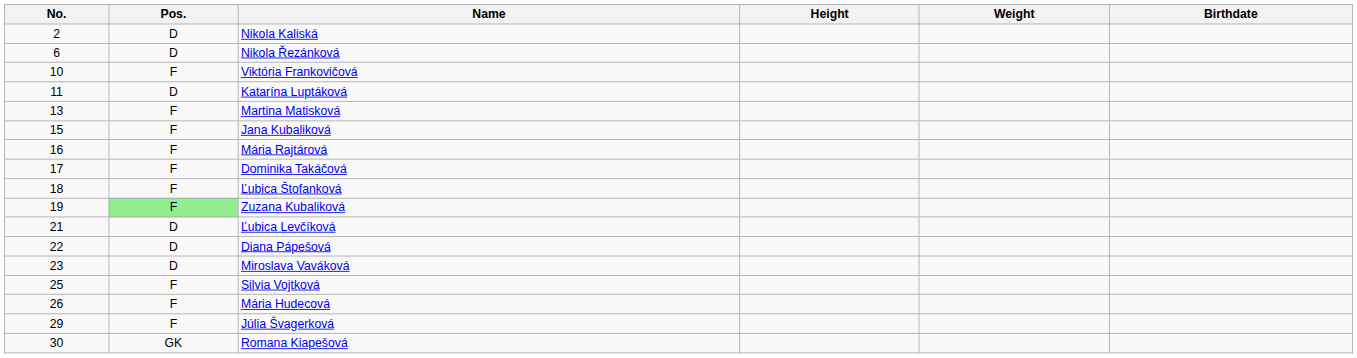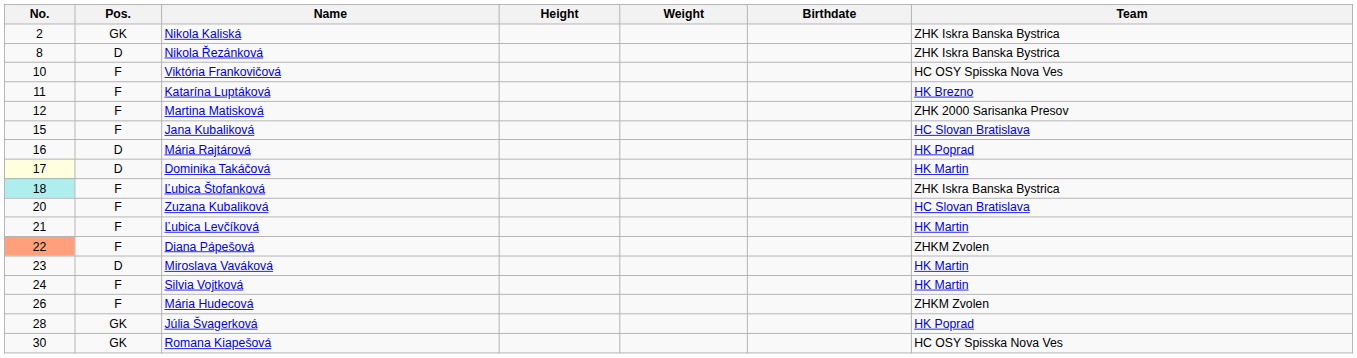+ column: (1132, 14)
(173, 34) D -> (118, 34) GK
(57, 53) 6 -> (39, 53) 8
(173, 92) D -> (118, 92) F
(57, 111) 13 -> (39, 111) 12
(173, 150) F -> (118, 150) D
(57, 169) no background -> (39, 169) lightyellow background
(173, 169) F -> (118, 169) D
(57, 189) no background -> (39, 189) paleturquoise background
(57, 208) 19 -> (39, 208) 20
(173, 208) lightgreen background -> (118, 208) no background
(173, 227) D -> (118, 227) F
(57, 247) no background -> (39, 247) lightsalmon background
(173, 247) D -> (118, 247) F
(57, 285) 25 -> (39, 285) 24
(57, 324) 29 -> (39, 324) 28
(173, 324) F -> (118, 324) GK
